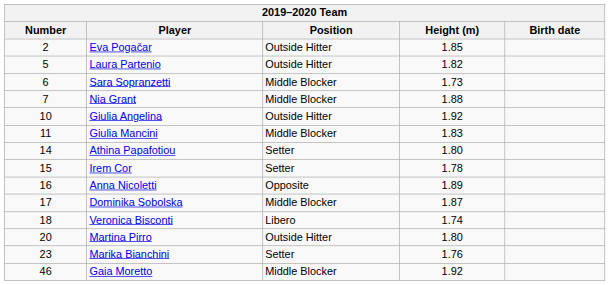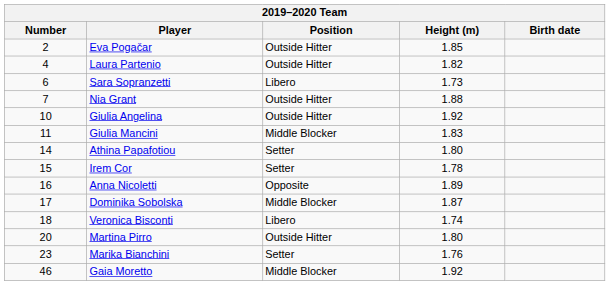(46, 64) 5 -> (46, 64) 4
(301, 82) Middle Blocker -> (280, 82) Libero
(301, 99) Middle Blocker -> (298, 99) Outside Hitter
